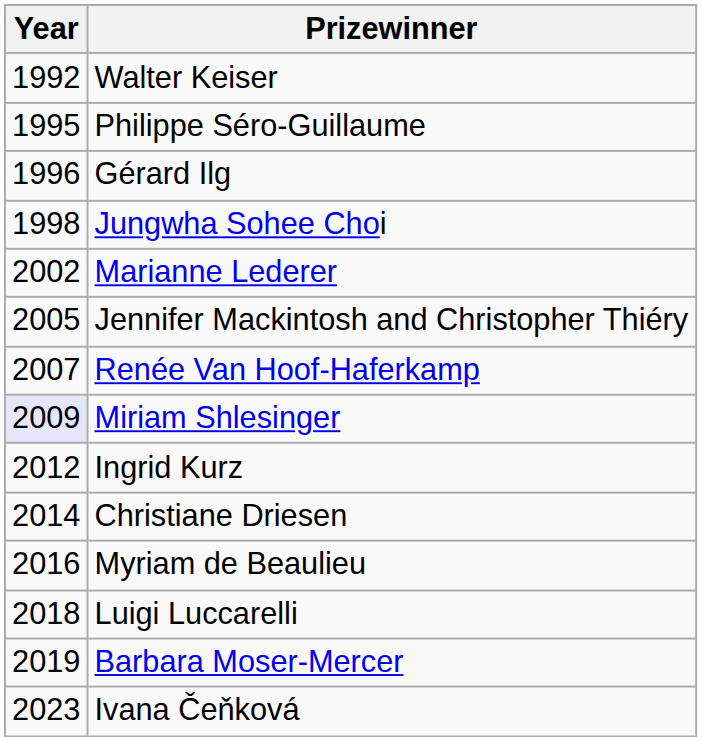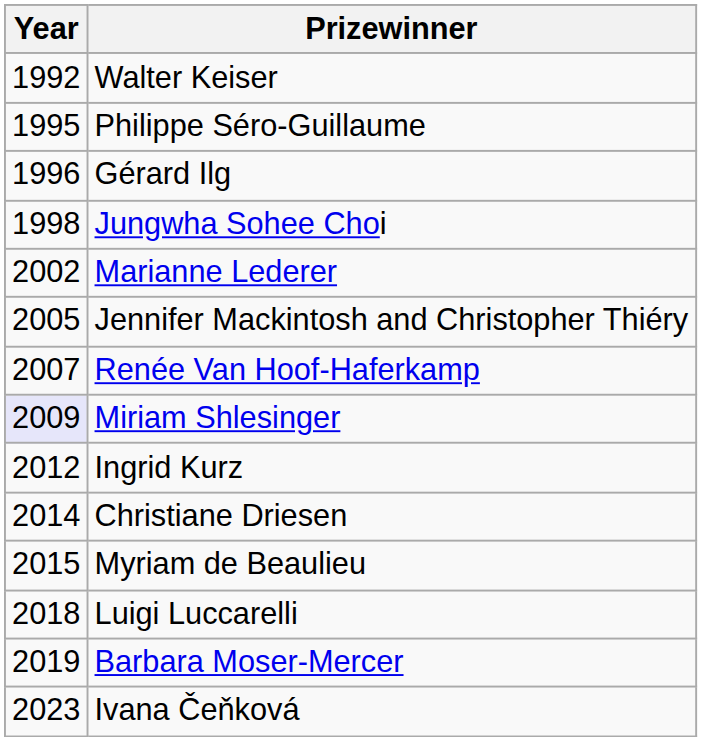(46, 564) 2016 -> (46, 564) 2015
